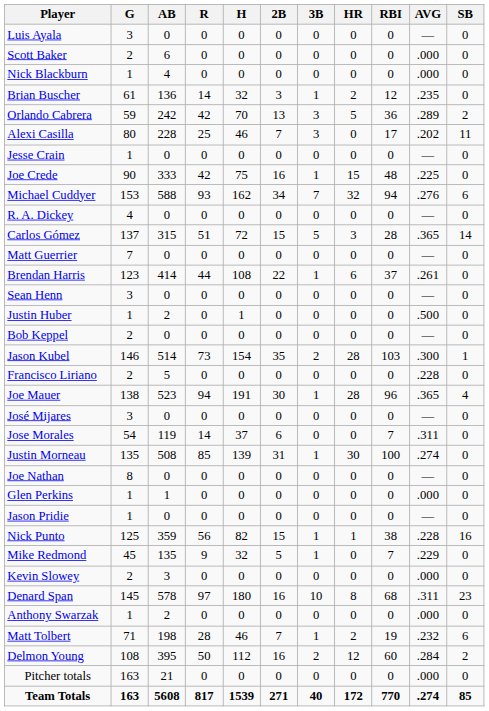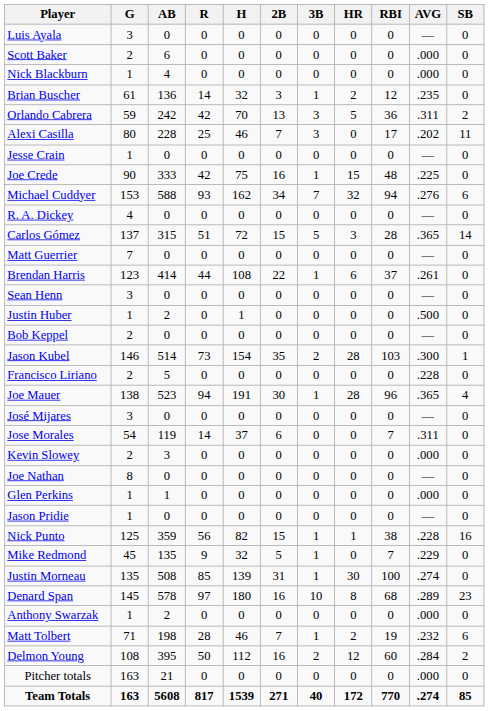(428, 114) .289 -> (428, 114) .311
rows swapped: (46, 455) <-> (43, 575)
(428, 595) .311 -> (428, 595) .289
